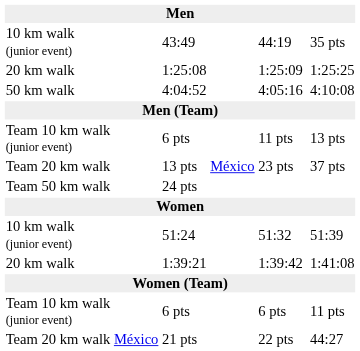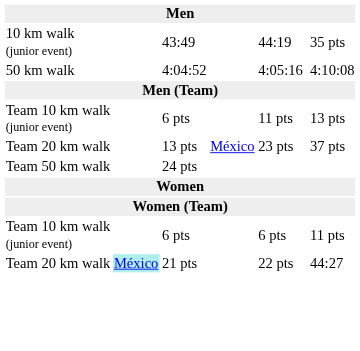- row: (40, 70)
- row: (40, 235)
- row: (40, 263)
(136, 339) no background -> (136, 263) paleturquoise background
